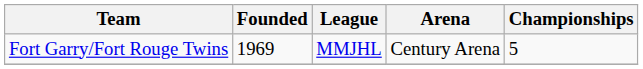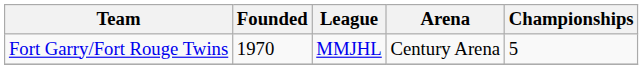(256, 49) 1969 -> (256, 49) 1970
